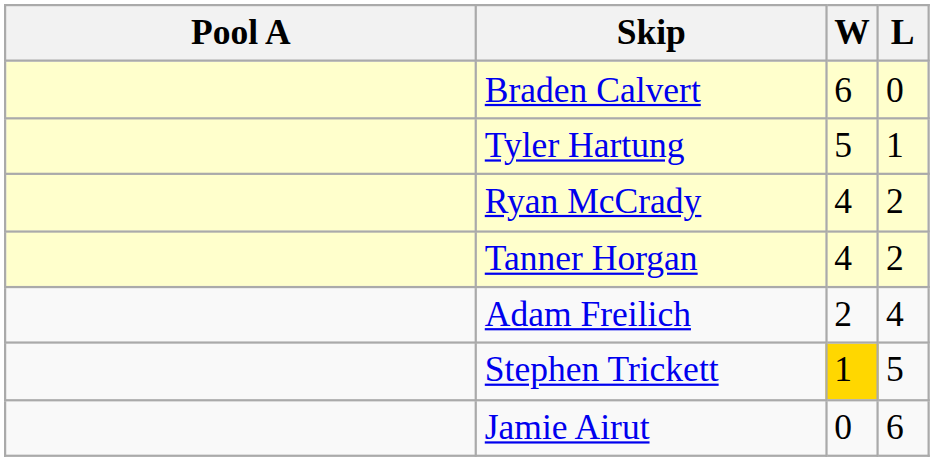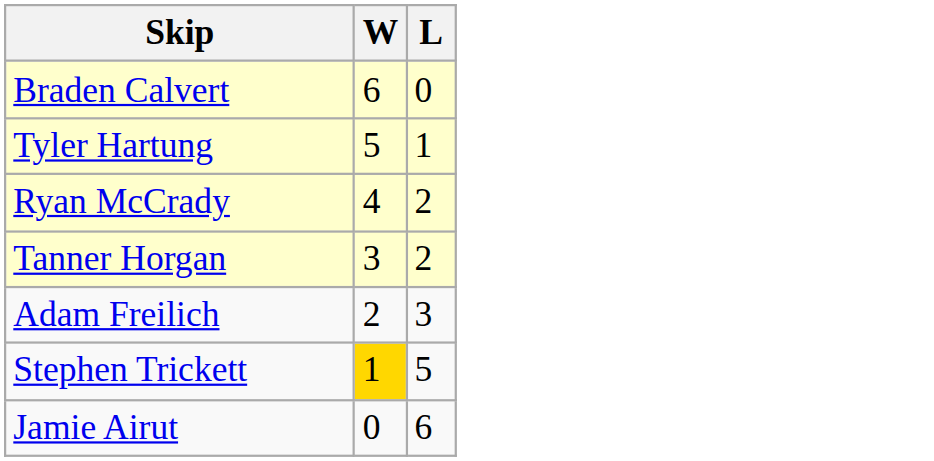- column: (241, 32)
(843, 257) 4 -> (372, 257) 3
(895, 314) 4 -> (423, 314) 3
